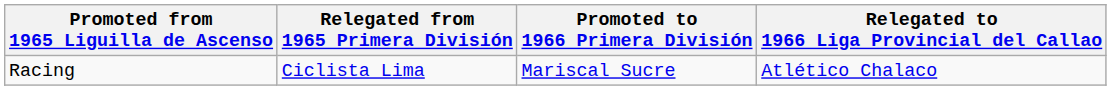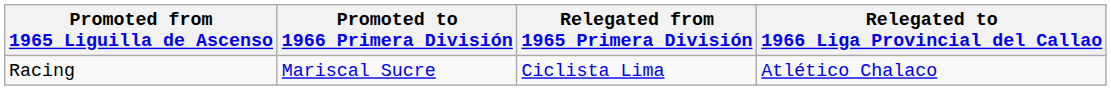columns swapped: (637, 30) <-> (397, 30)
